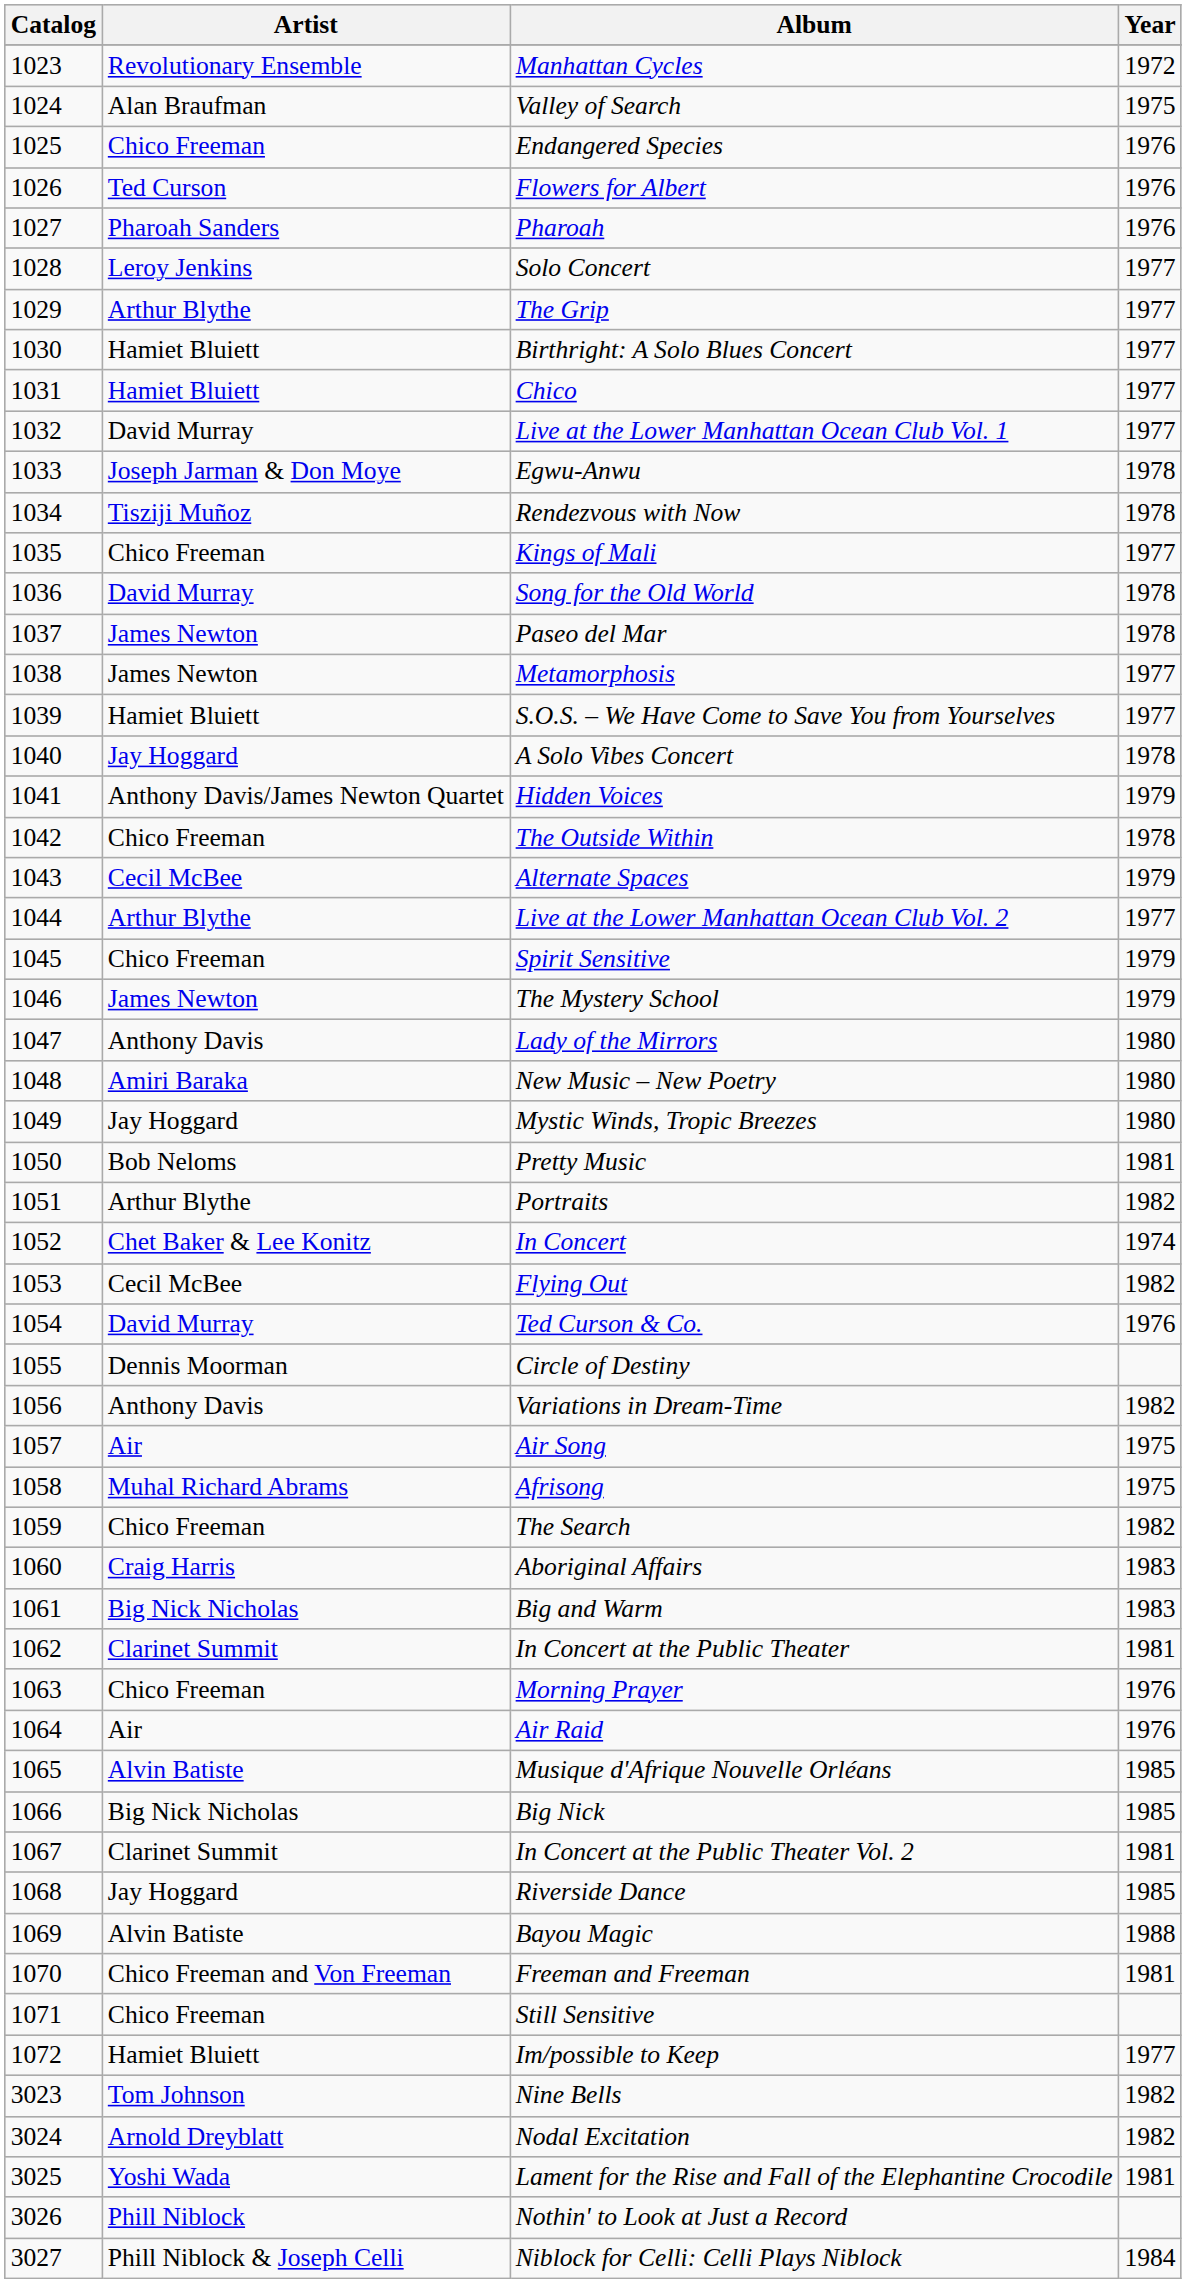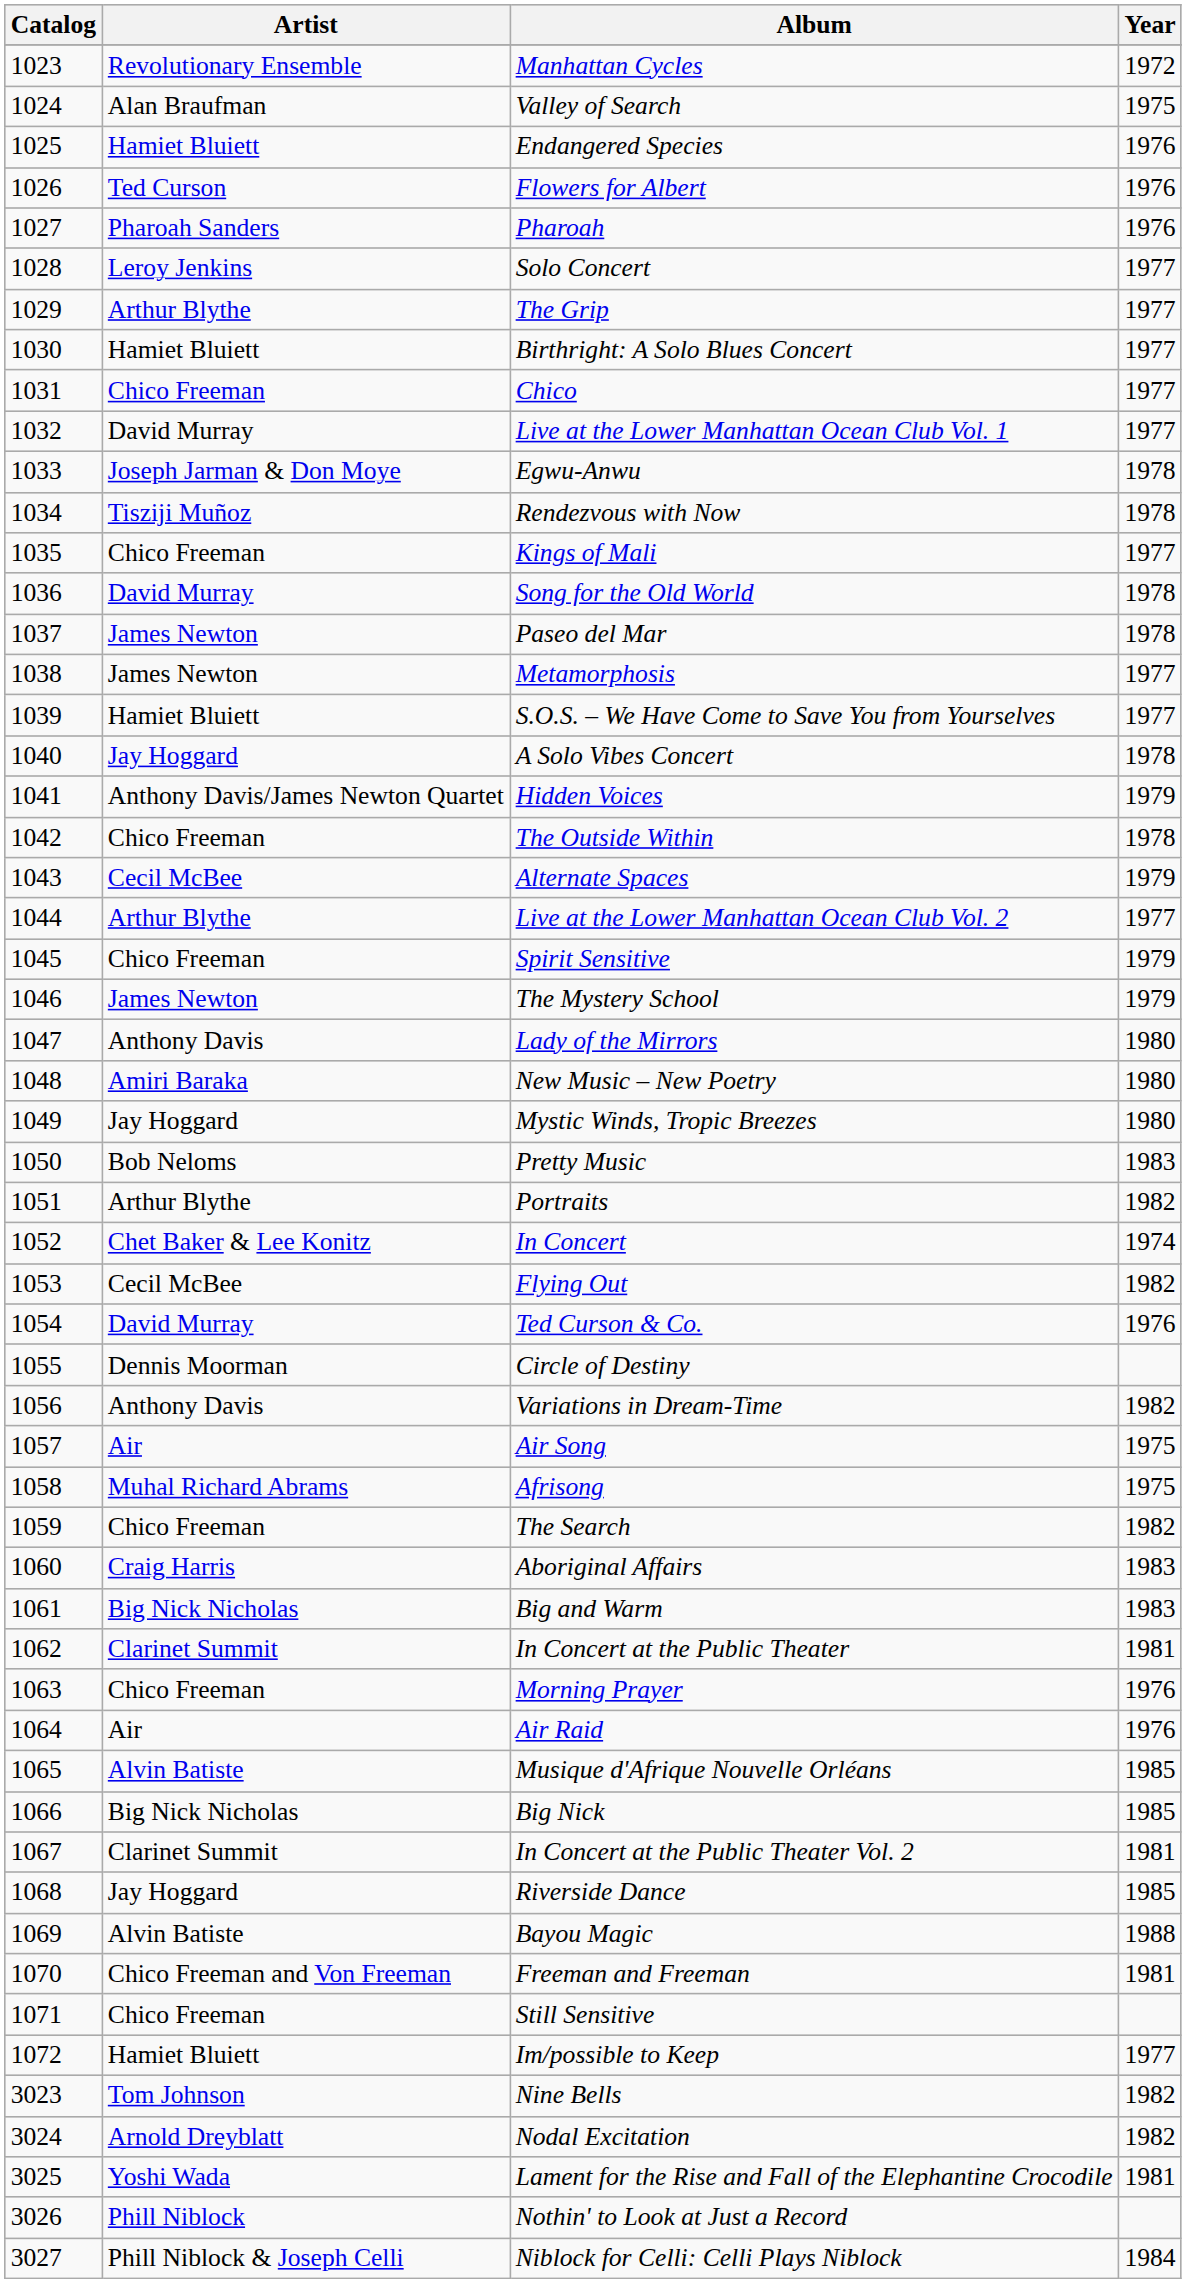(186, 146) Chico Freeman -> (184, 146) Hamiet Bluiett
(184, 390) Hamiet Bluiett -> (186, 390) Chico Freeman
(1150, 1161) 1981 -> (1150, 1161) 1983
